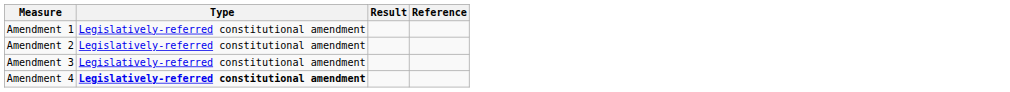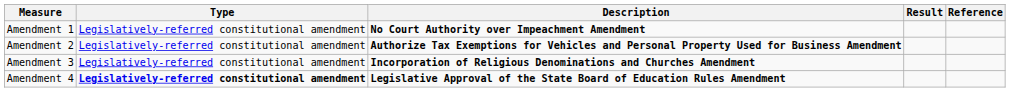+ column: (636, 13)
